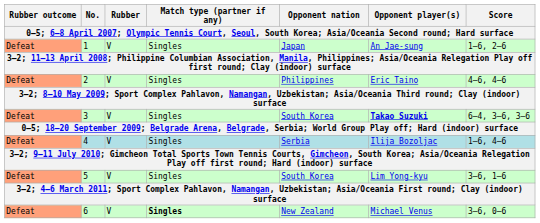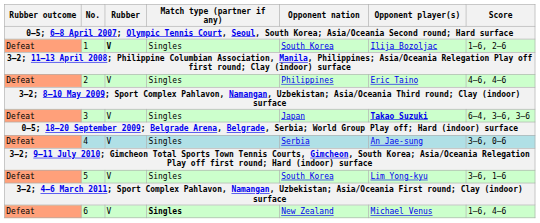(109, 46) normal -> (109, 46) bold
(293, 46) Japan -> (307, 46) South Korea
(397, 46) An Jae-sung -> (404, 46) Ilija Bozoljac
(307, 116) South Korea -> (293, 116) Japan
(404, 142) Ilija Bozoljac -> (397, 142) An Jae-sung
(487, 142) 1–6, 4–6 -> (487, 142) 3–6, 0–6
(487, 212) 3–6, 0–6 -> (487, 212) 1–6, 4–6
